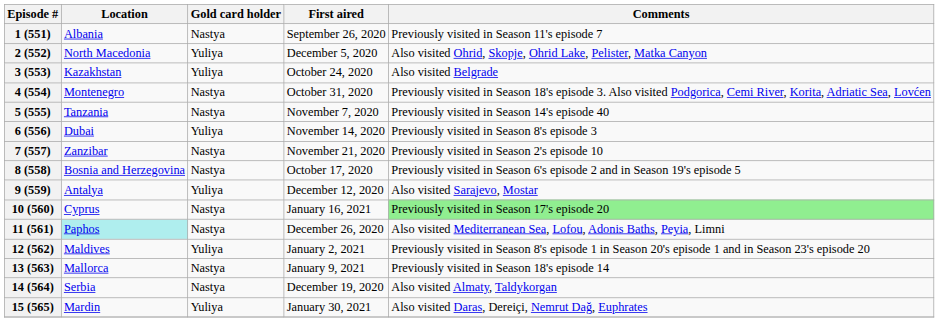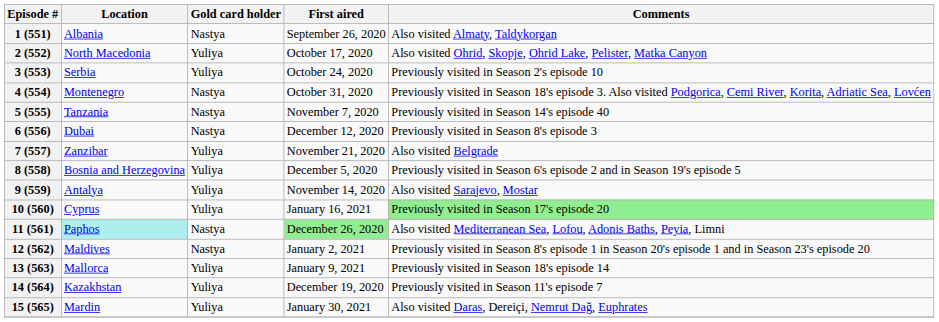(497, 33) Previously visited in Season 11's episode 7 -> (474, 33) Also visited Almaty, Taldykorgan
(332, 53) December 5, 2020 -> (330, 53) October 17, 2020
(93, 72) Kazakhstan -> (80, 72) Serbia
(445, 72) Also visited Belgrade -> (497, 72) Previously visited in Season 2's episode 10
(207, 131) Yuliya -> (208, 131) Nastya
(336, 131) November 14, 2020 -> (335, 131) December 12, 2020
(208, 151) Nastya -> (207, 151) Yuliya
(497, 151) Previously visited in Season 2's episode 10 -> (445, 151) Also visited Belgrade
(208, 170) Nastya -> (207, 170) Yuliya
(330, 170) October 17, 2020 -> (332, 170) December 5, 2020
(335, 190) December 12, 2020 -> (336, 190) November 14, 2020
(208, 209) Nastya -> (207, 209) Yuliya
(335, 229) no background -> (335, 229) lightgreen background
(207, 248) Yuliya -> (208, 248) Nastya
(208, 268) Nastya -> (207, 268) Yuliya
(80, 287) Serbia -> (93, 287) Kazakhstan
(208, 287) Nastya -> (207, 287) Yuliya
(474, 287) Also visited Almaty, Taldykorgan -> (497, 287) Previously visited in Season 11's episode 7
